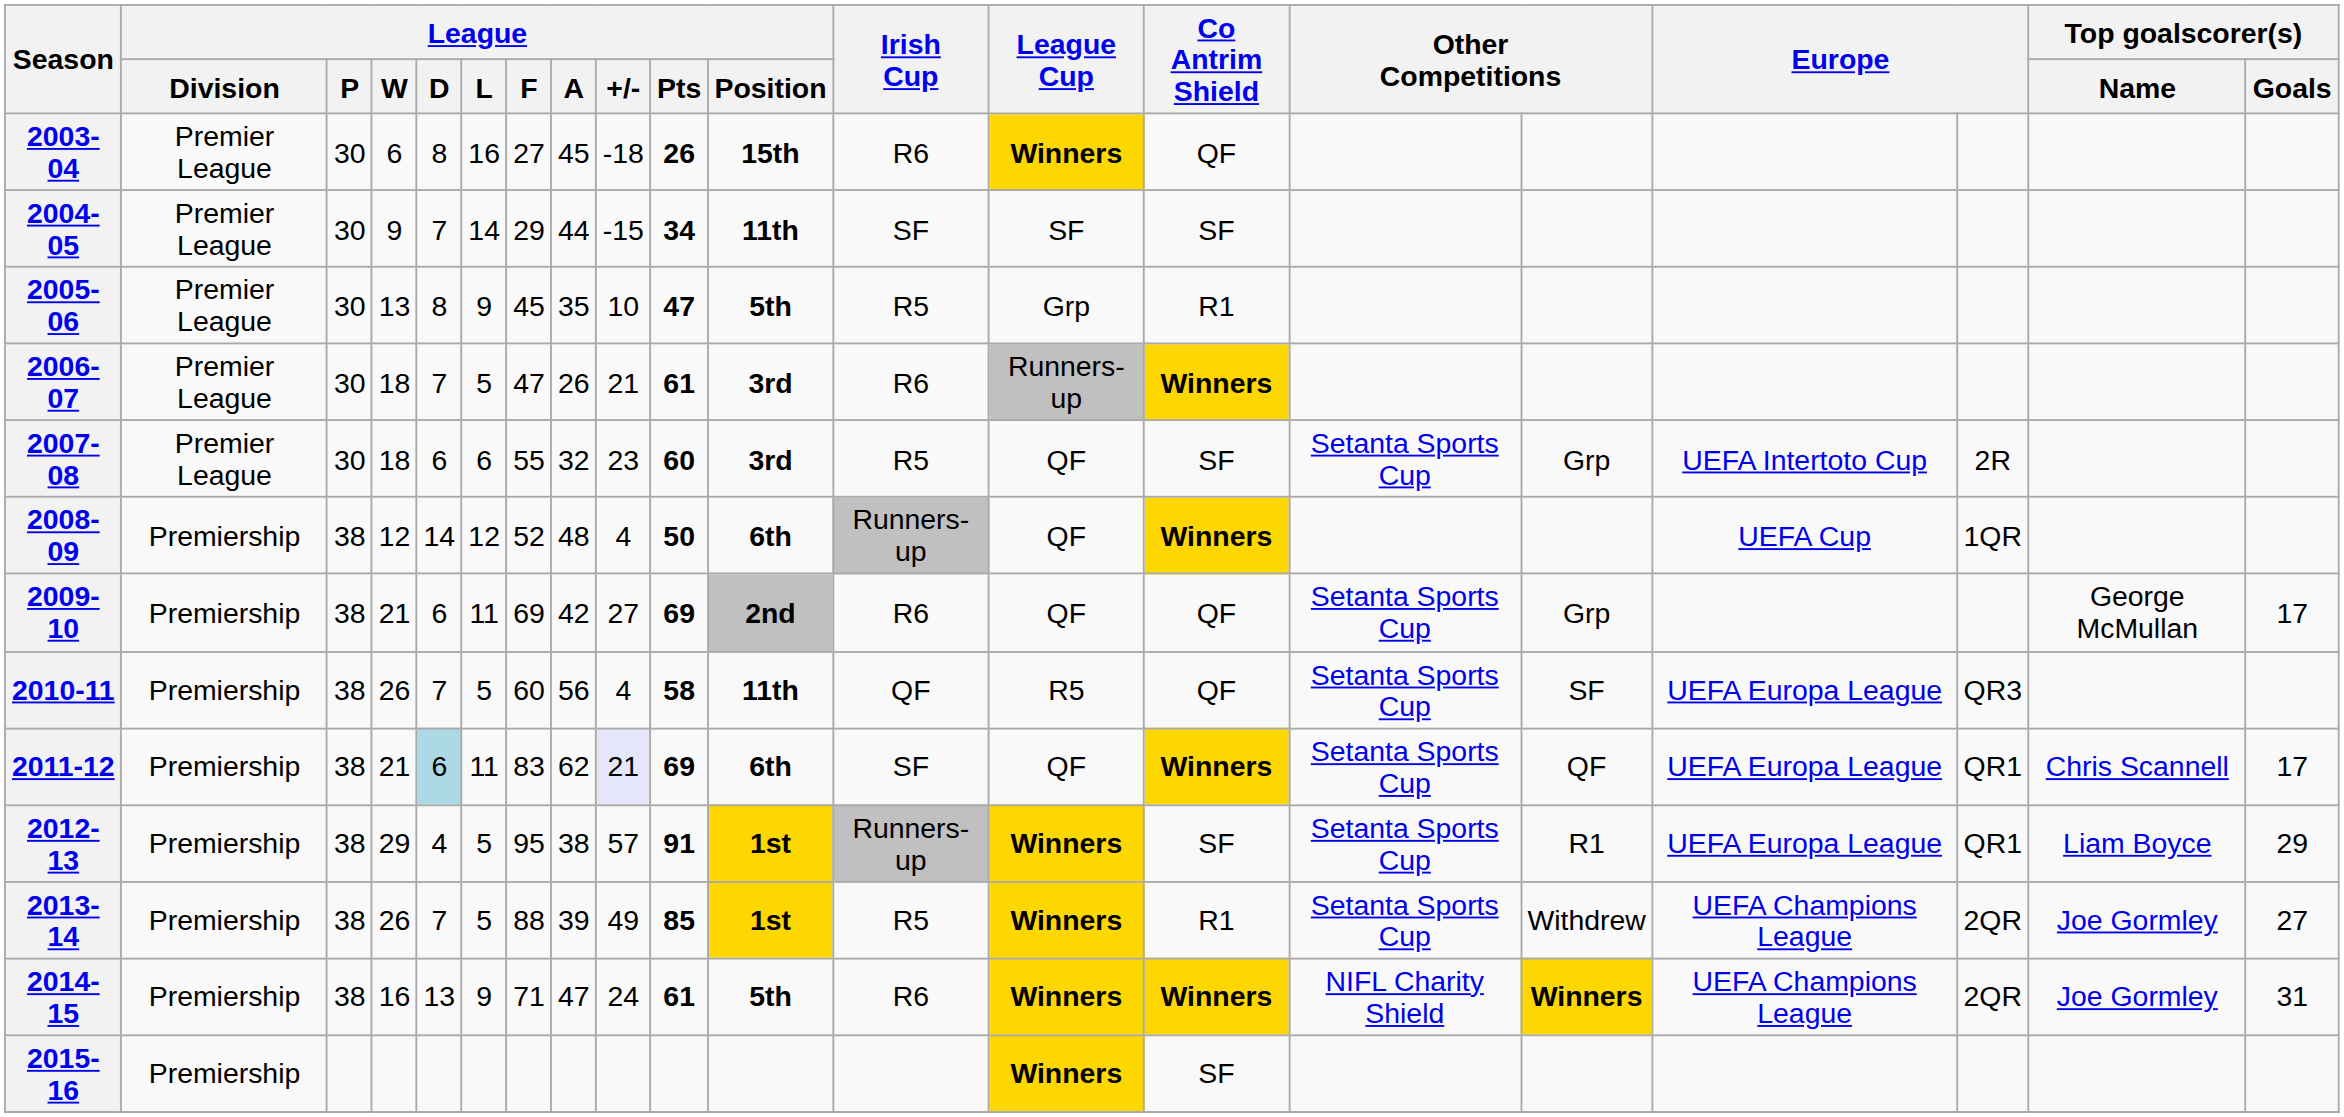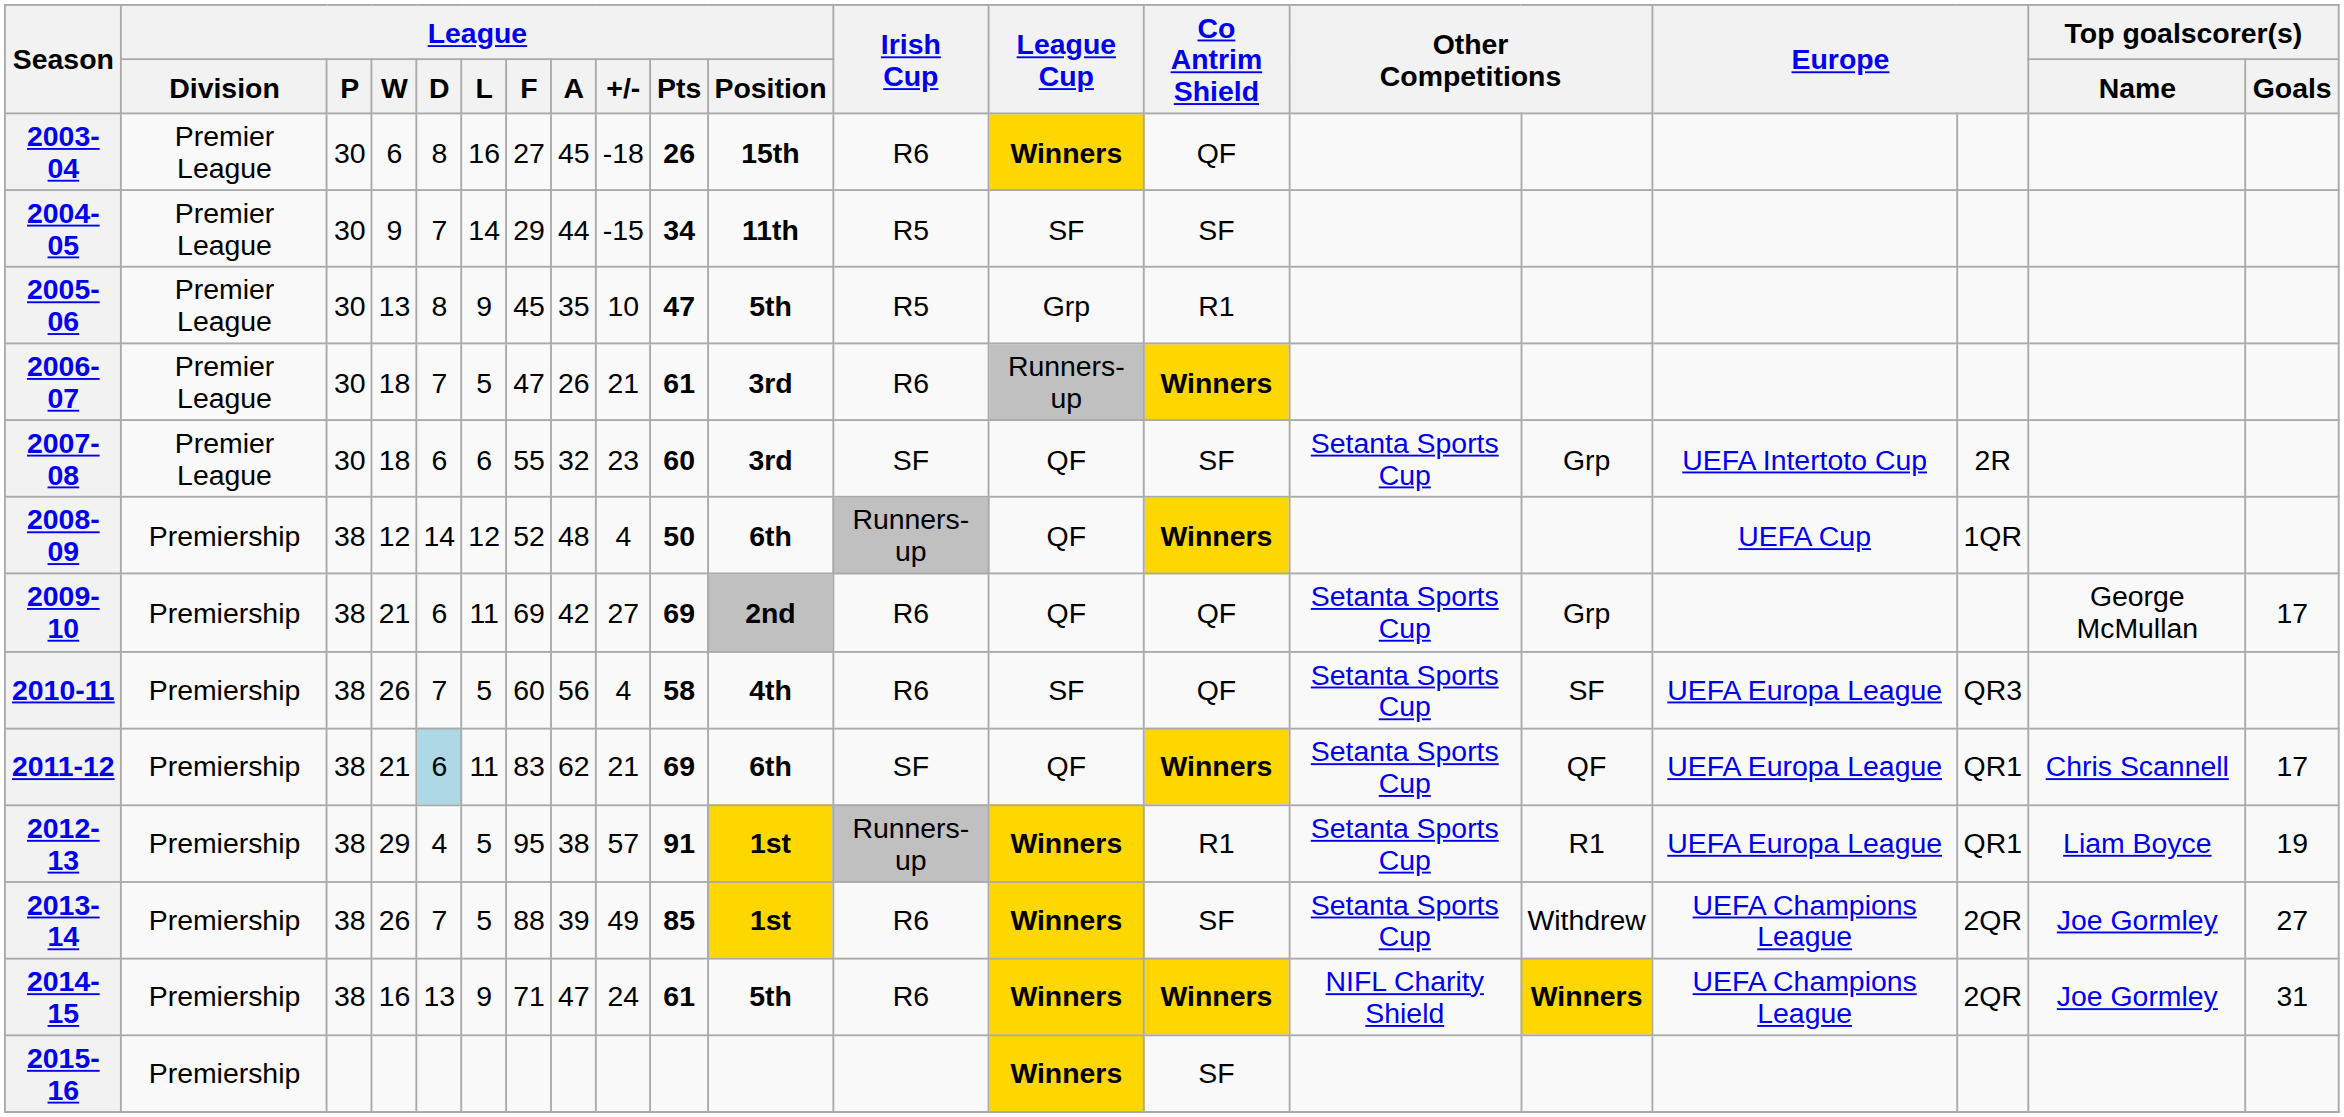(911, 229) SF -> (911, 229) R5
(911, 459) R5 -> (911, 459) SF
(770, 690) 11th -> (770, 690) 4th
(911, 690) QF -> (911, 690) R6
(1066, 690) R5 -> (1066, 690) SF
(623, 766) lavender background -> (623, 766) no background
(1216, 843) SF -> (1216, 843) R1
(2292, 843) 29 -> (2292, 843) 19
(911, 920) R5 -> (911, 920) R6
(1216, 920) R1 -> (1216, 920) SF
